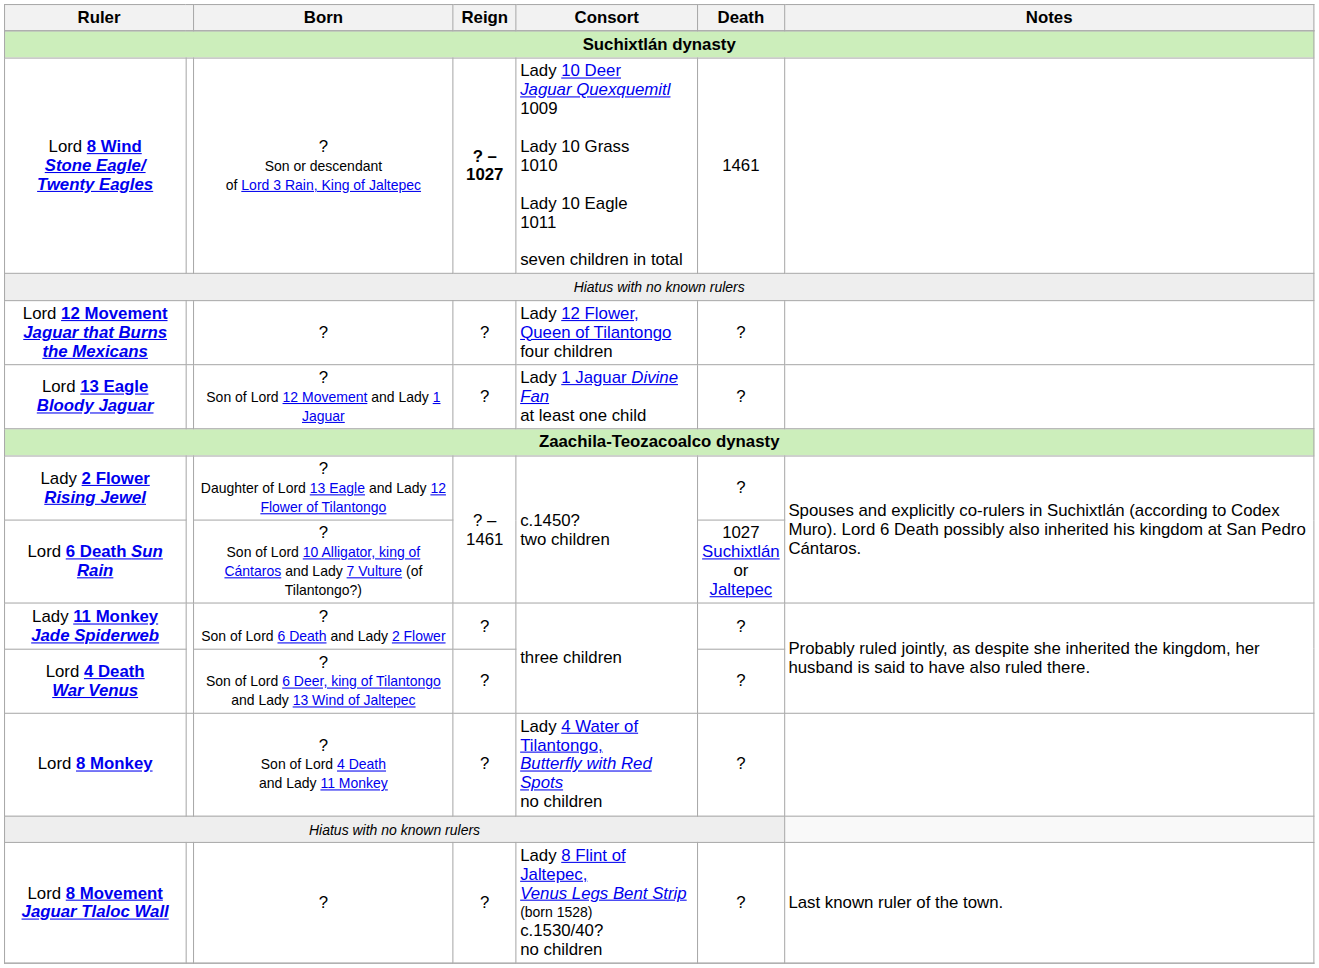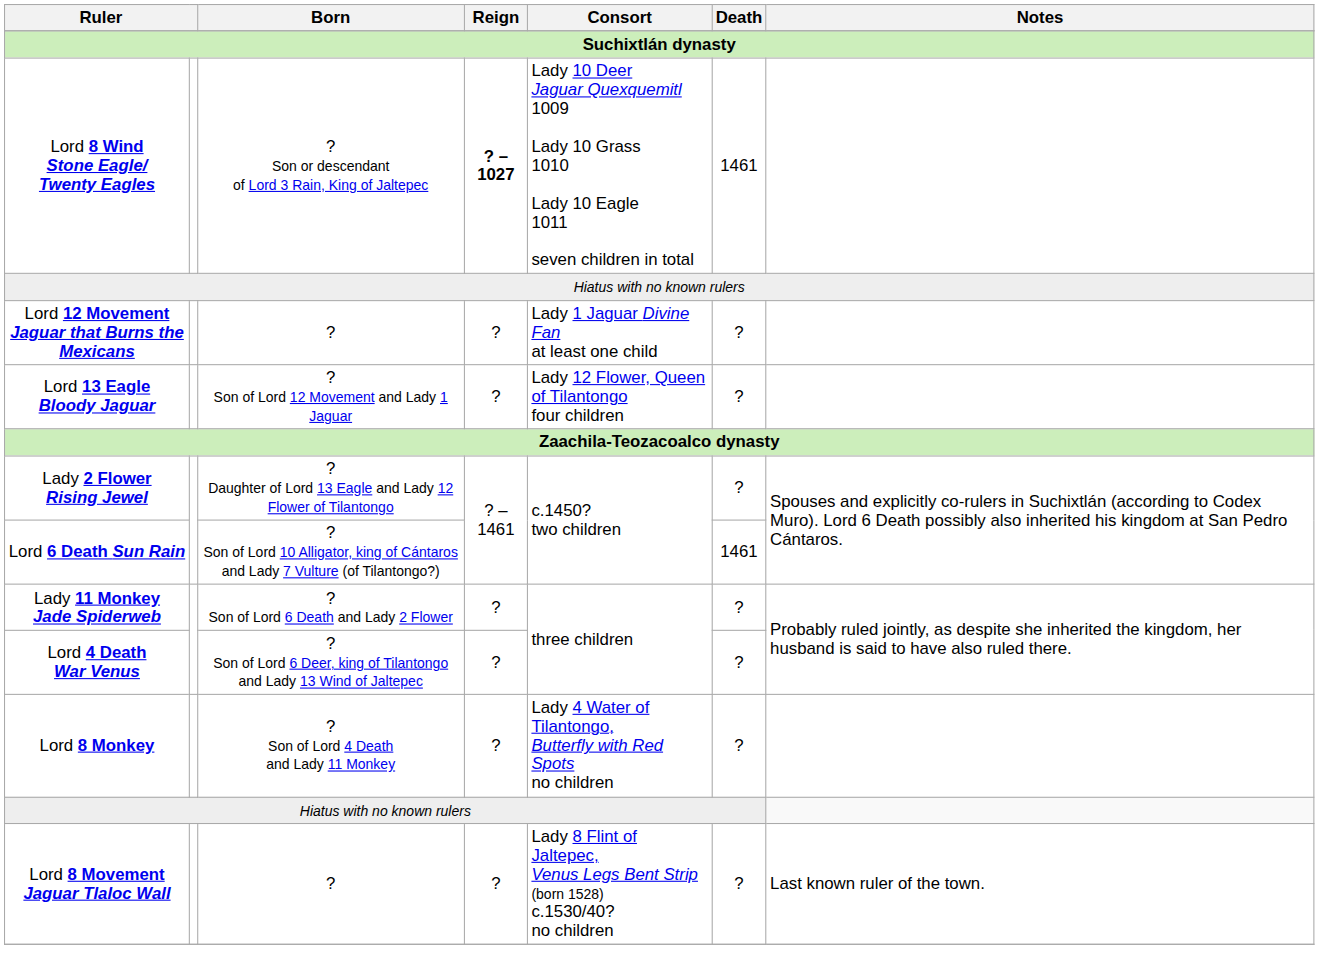(596, 332) Lady 12 Flower, Queen of Tilantongo four children -> (610, 332) Lady 1 Jaguar Divine Fan at least one child
(599, 396) Lady 1 Jaguar Divine Fan at least one child -> (618, 396) Lady 12 Flower, Queen of Tilantongo four children
(741, 561) 1027 Suchixtlán or Jaltepec -> (739, 552) 1461
